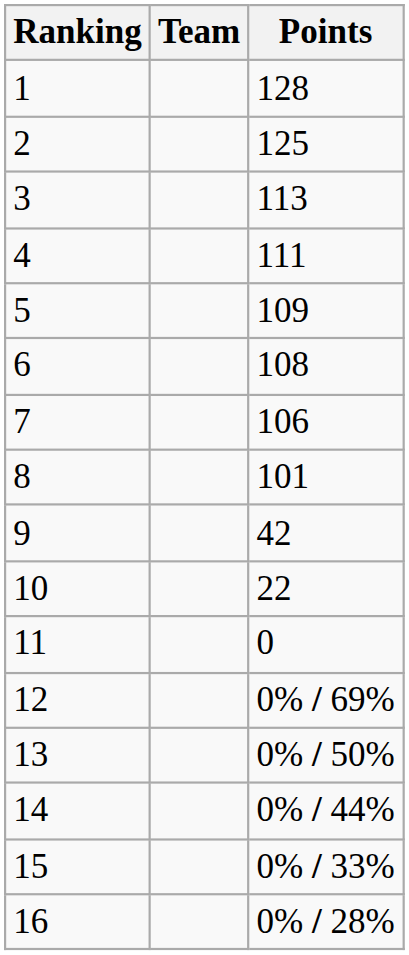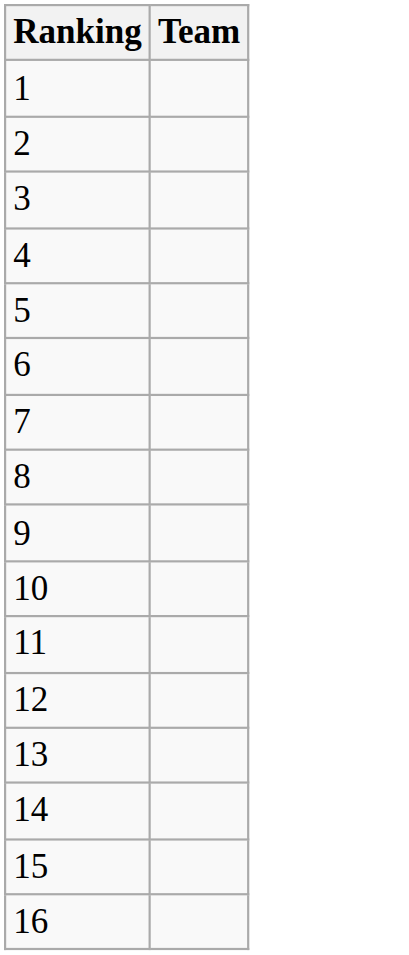- column: (326, 32)
